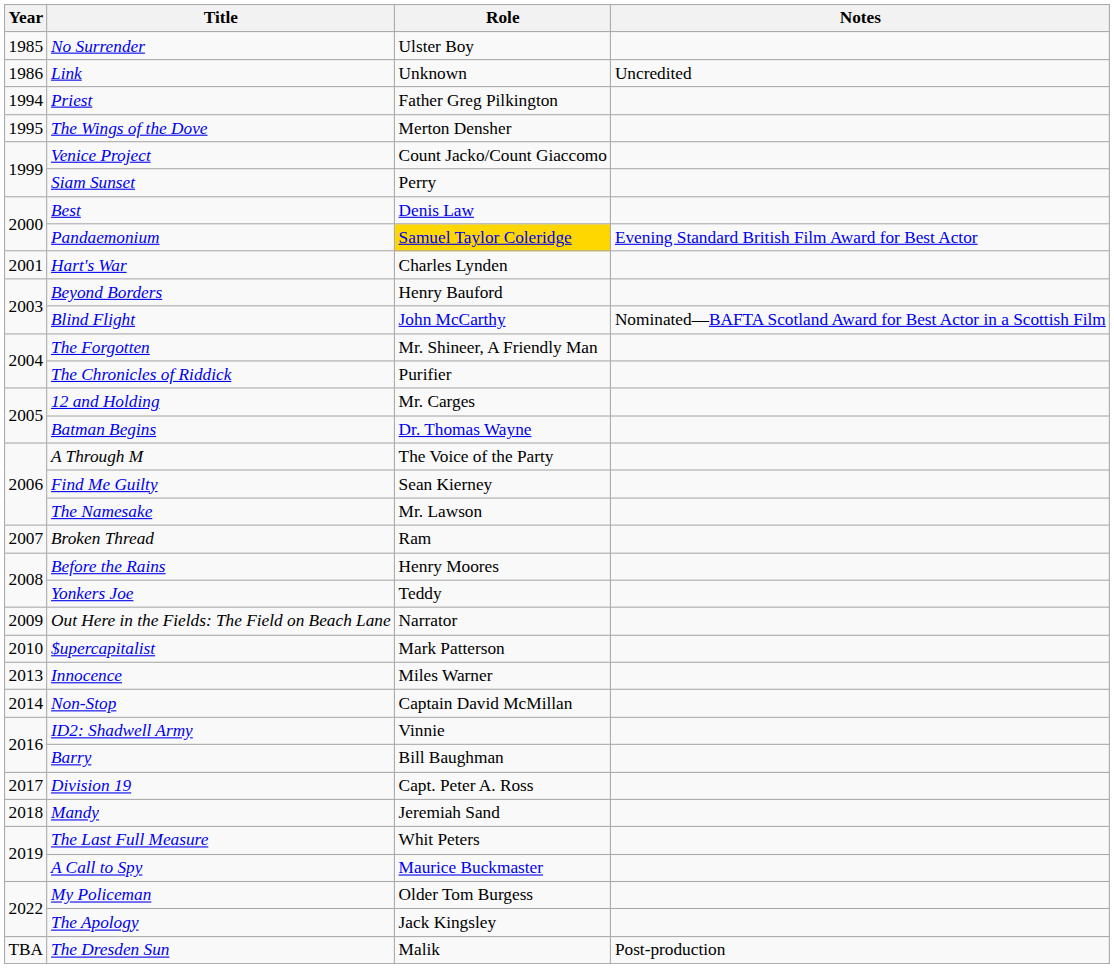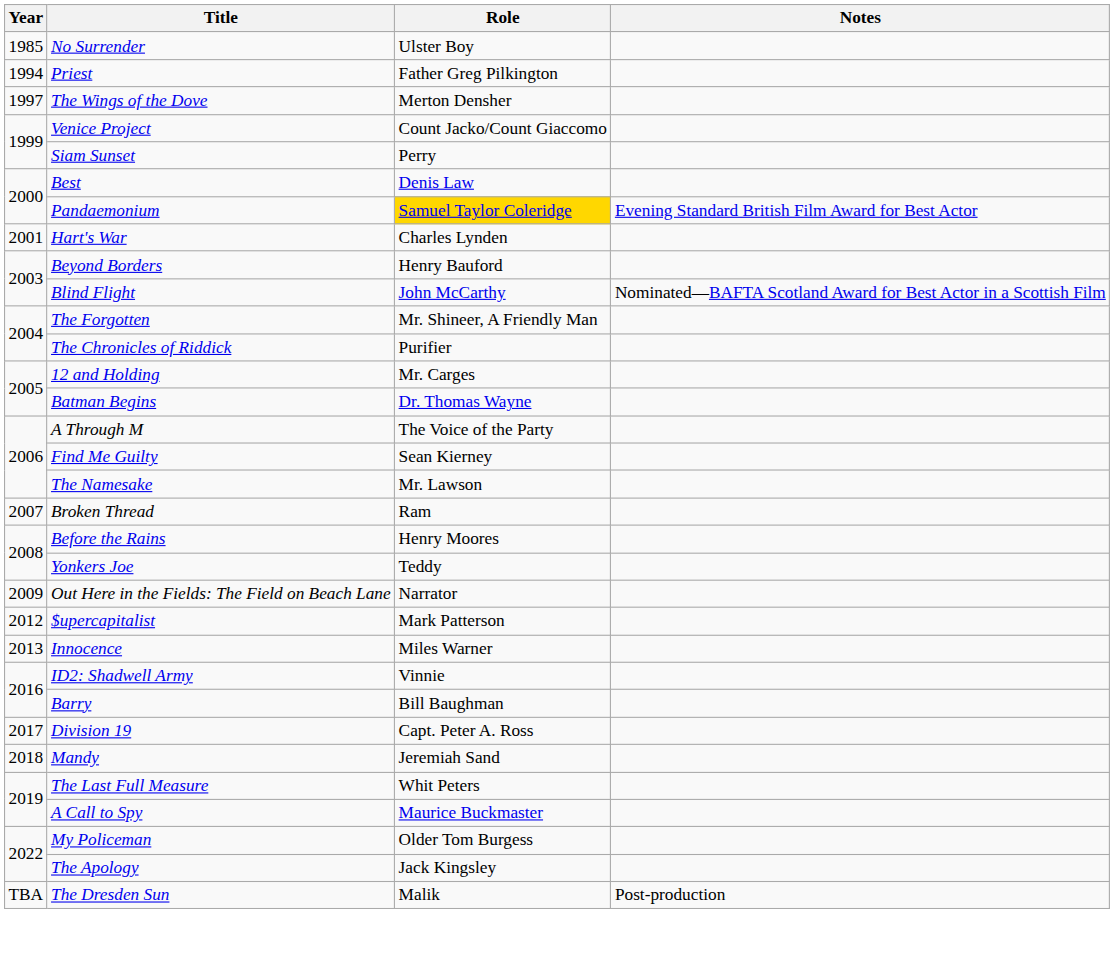- row: (66, 73)
(26, 127) 1995 -> (26, 100) 1997
(26, 648) 2010 -> (26, 621) 2012
- row: (84, 703)
